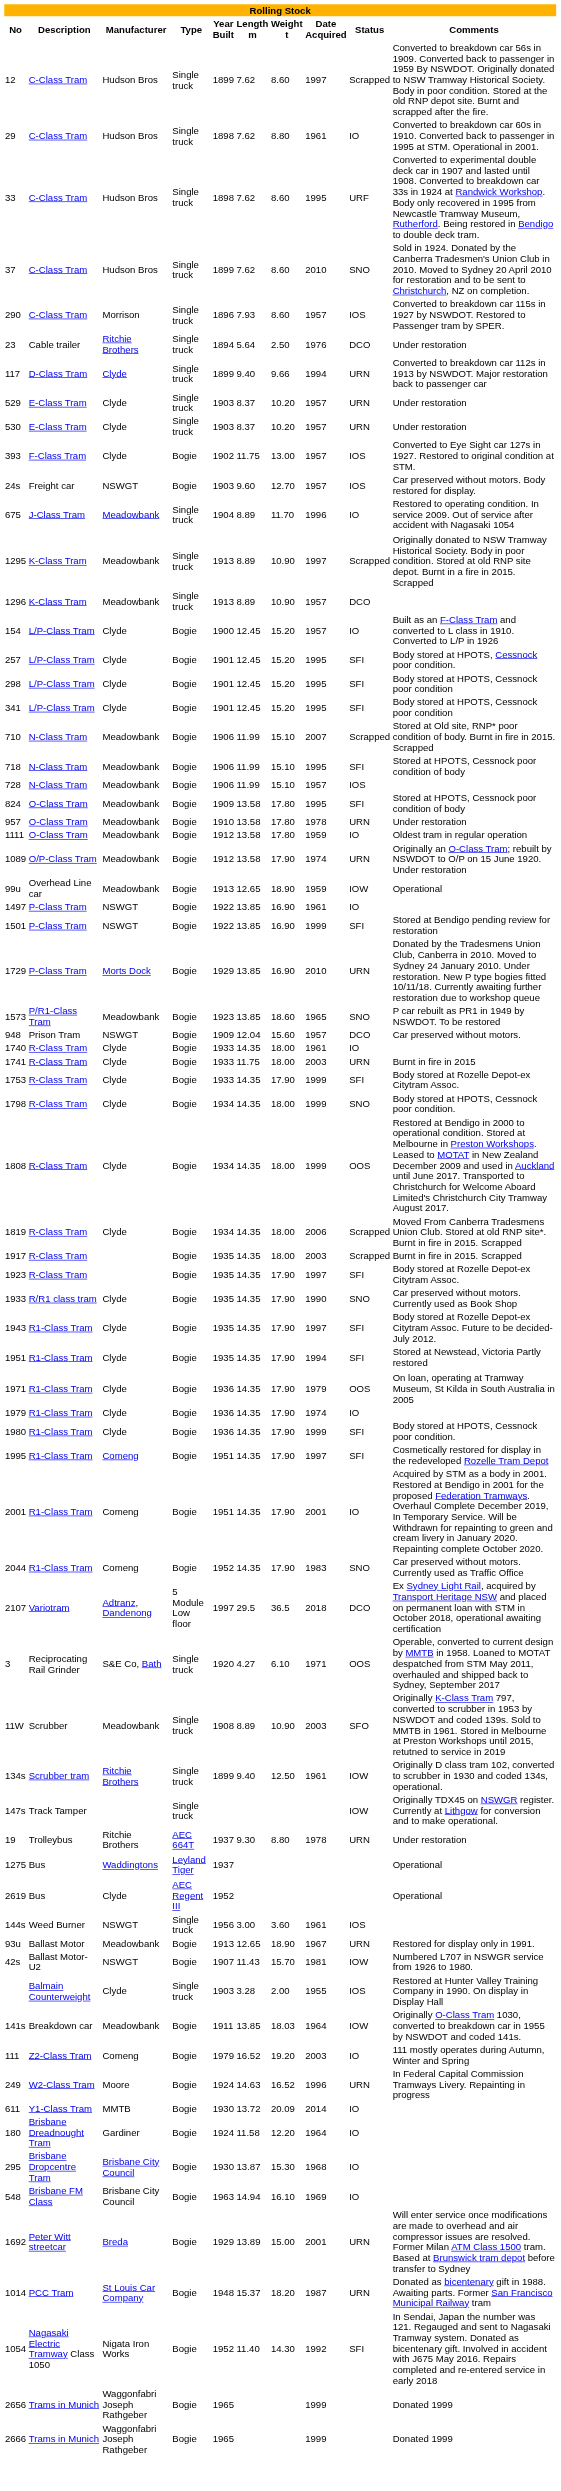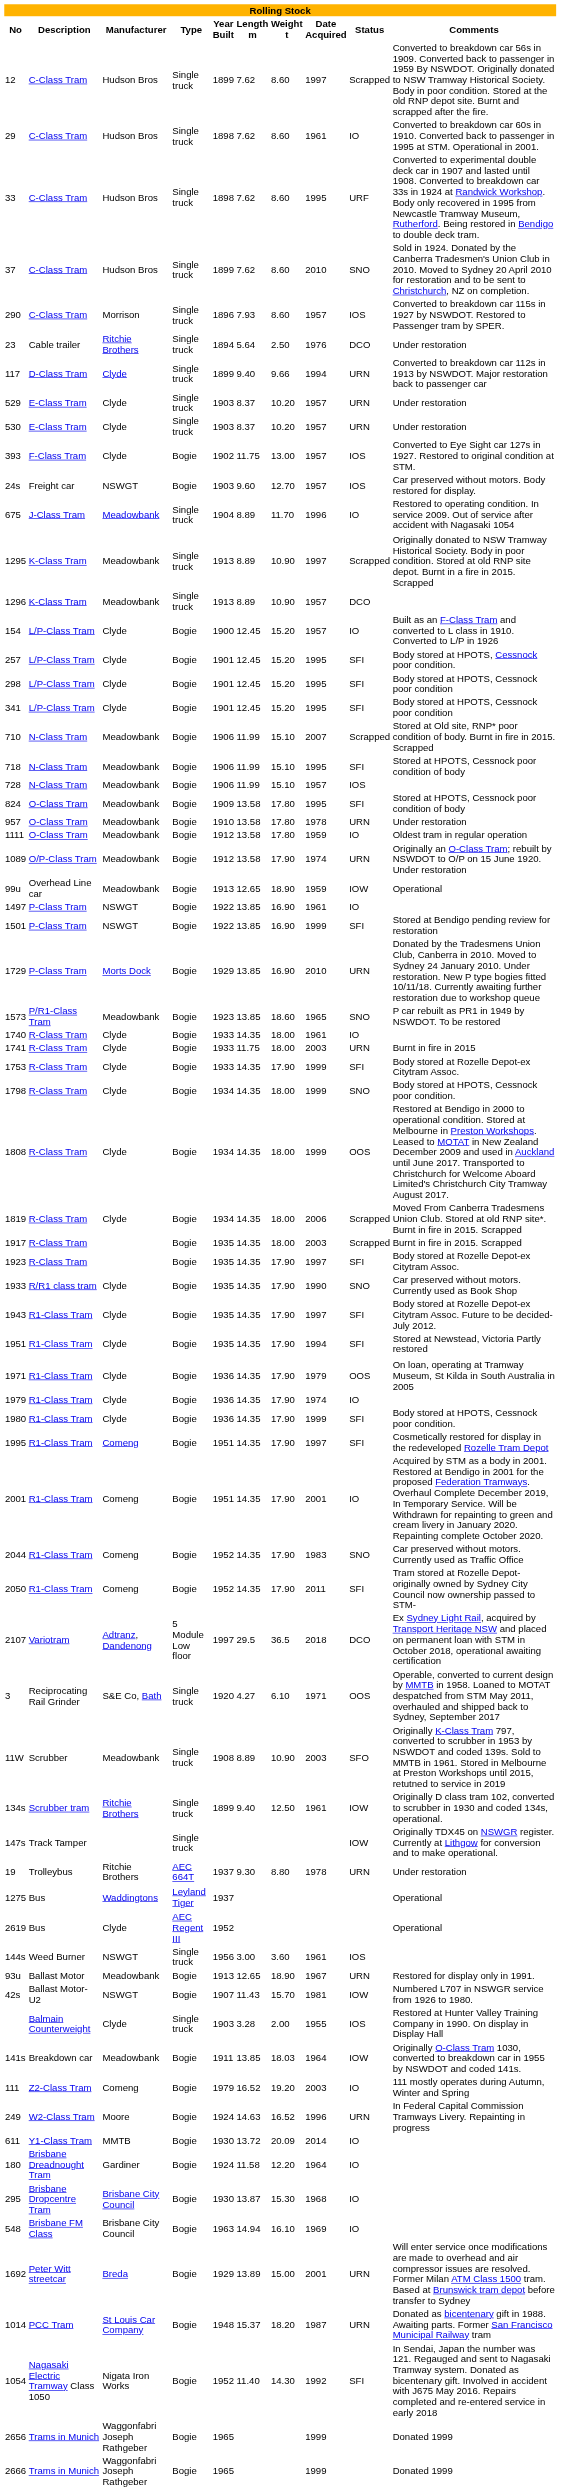(280, 136) 8.80 -> (280, 136) 8.60
- row: (13, 1035)
+ row: (16, 1589)
